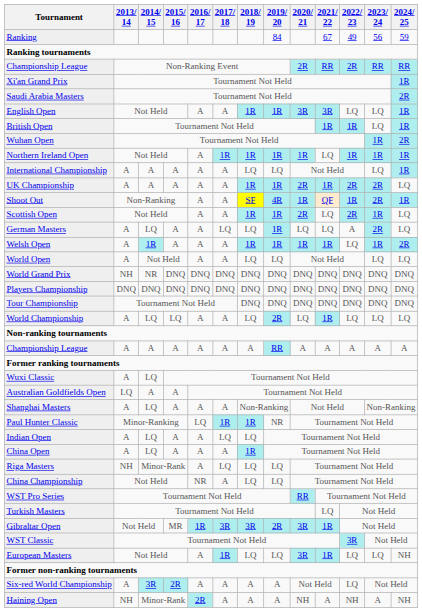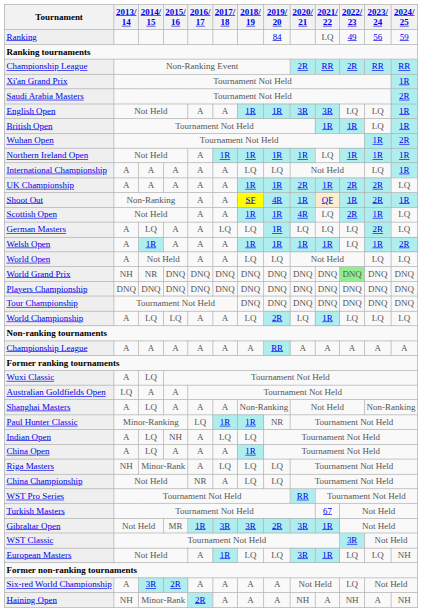(327, 36) 67 -> (327, 36) LQ
(303, 214) 2R -> (303, 214) 4R
(352, 229) A -> (352, 229) LQ
(352, 273) no background -> (352, 273) lightgreen background
(176, 436) A -> (176, 436) NH
(327, 510) LQ -> (327, 510) 67
